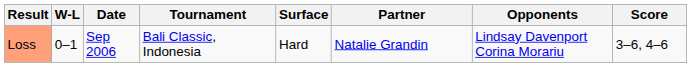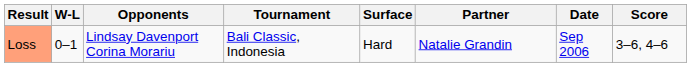columns swapped: (111, 15) <-> (542, 15)
